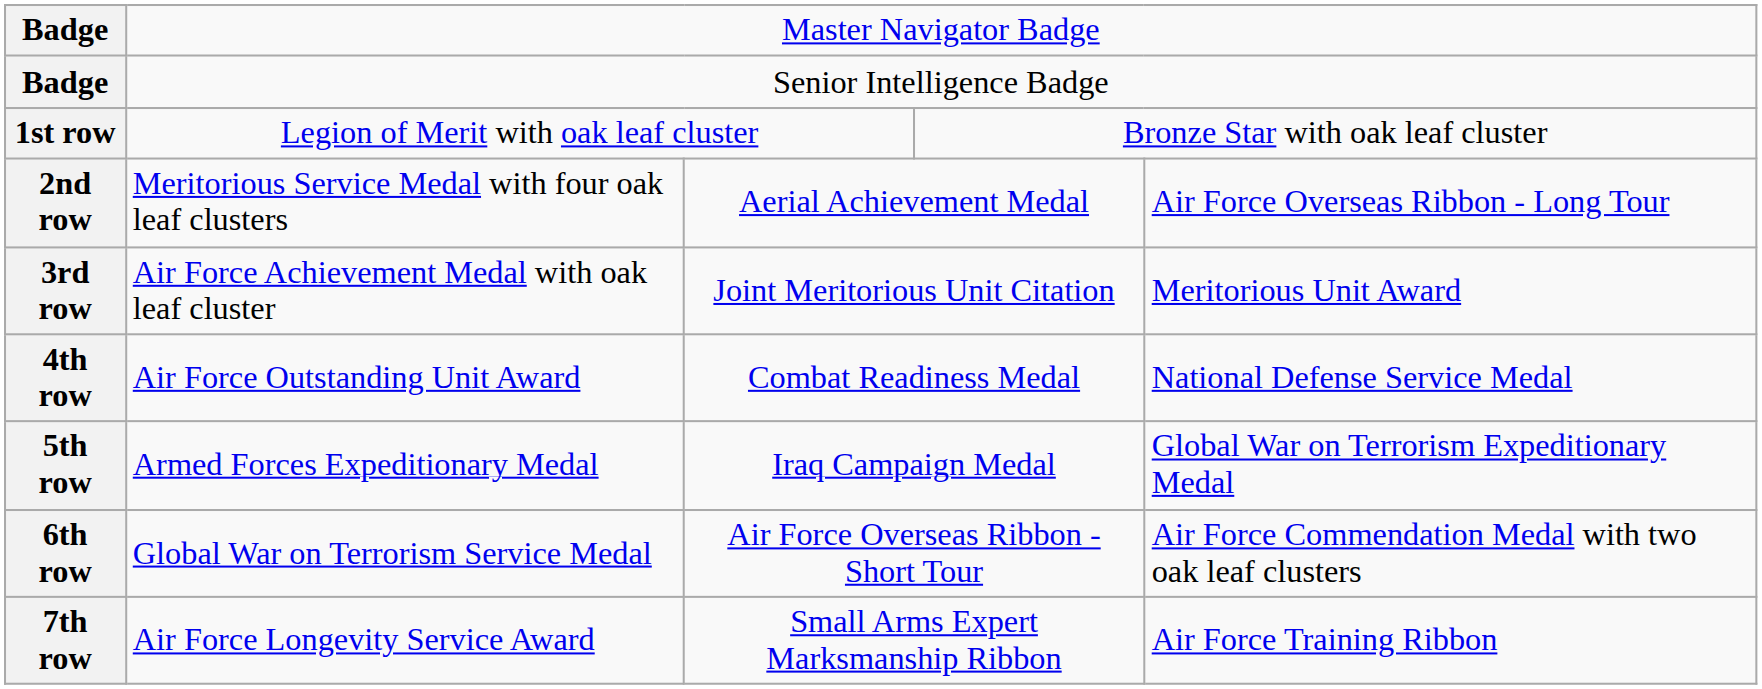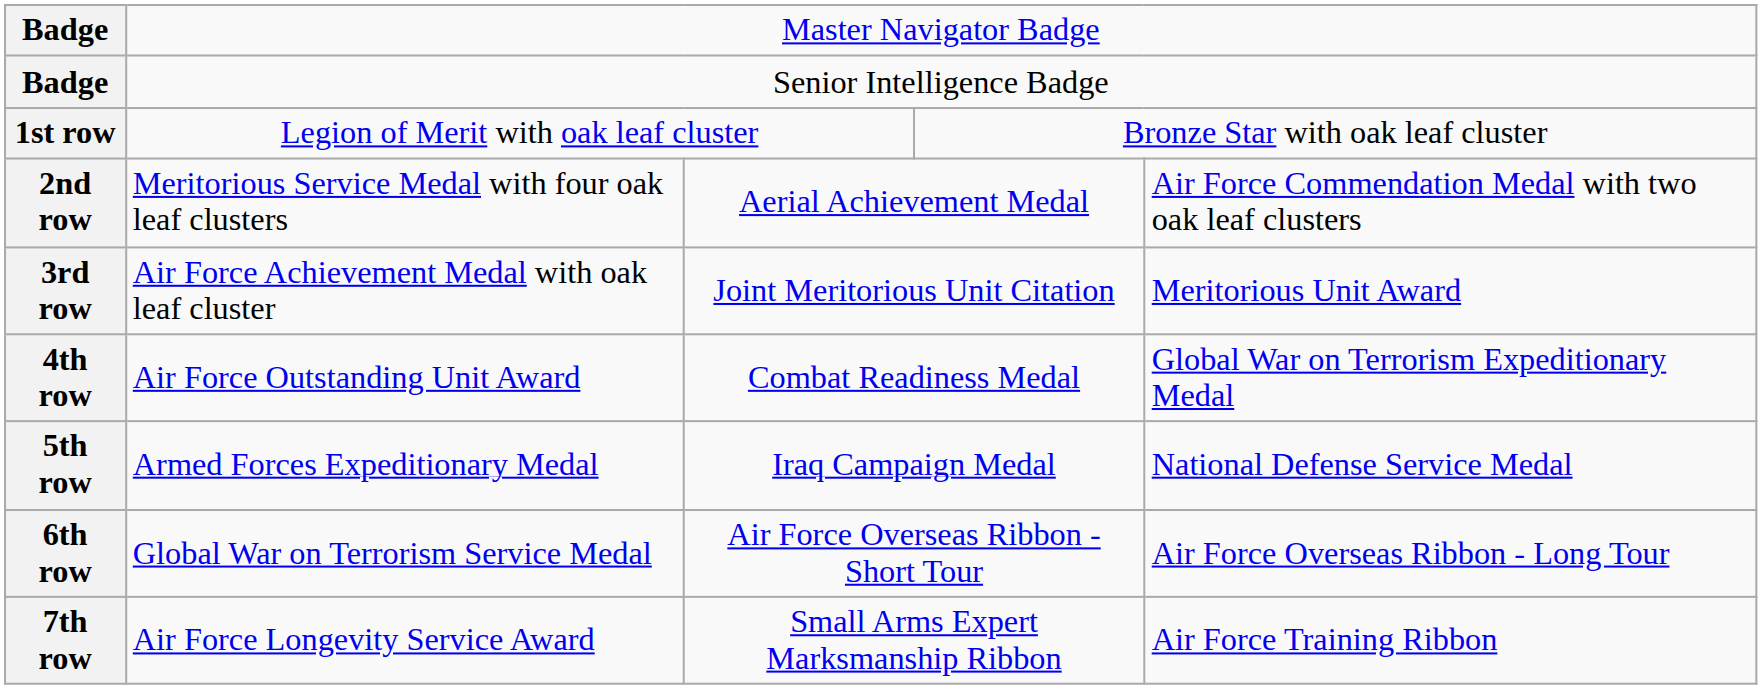(1411, 202) Air Force Overseas Ribbon - Long Tour -> (1424, 202) Air Force Commendation Medal with two oak leaf clusters
(1362, 377) National Defense Service Medal -> (1409, 377) Global War on Terrorism Expeditionary Medal
(1409, 464) Global War on Terrorism Expeditionary Medal -> (1362, 464) National Defense Service Medal
(1424, 552) Air Force Commendation Medal with two oak leaf clusters -> (1411, 552) Air Force Overseas Ribbon - Long Tour
